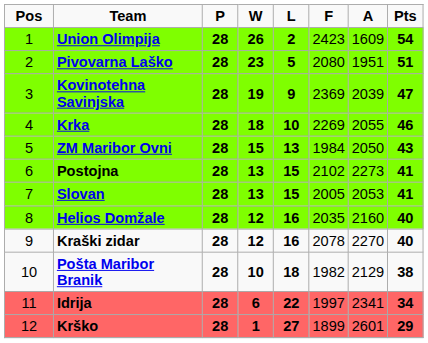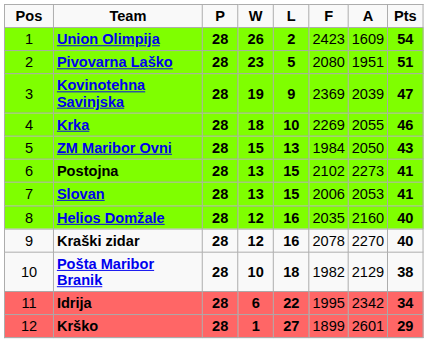(329, 194) 2005 -> (329, 194) 2006
(329, 303) 1997 -> (329, 303) 1995
(368, 303) 2341 -> (368, 303) 2342
